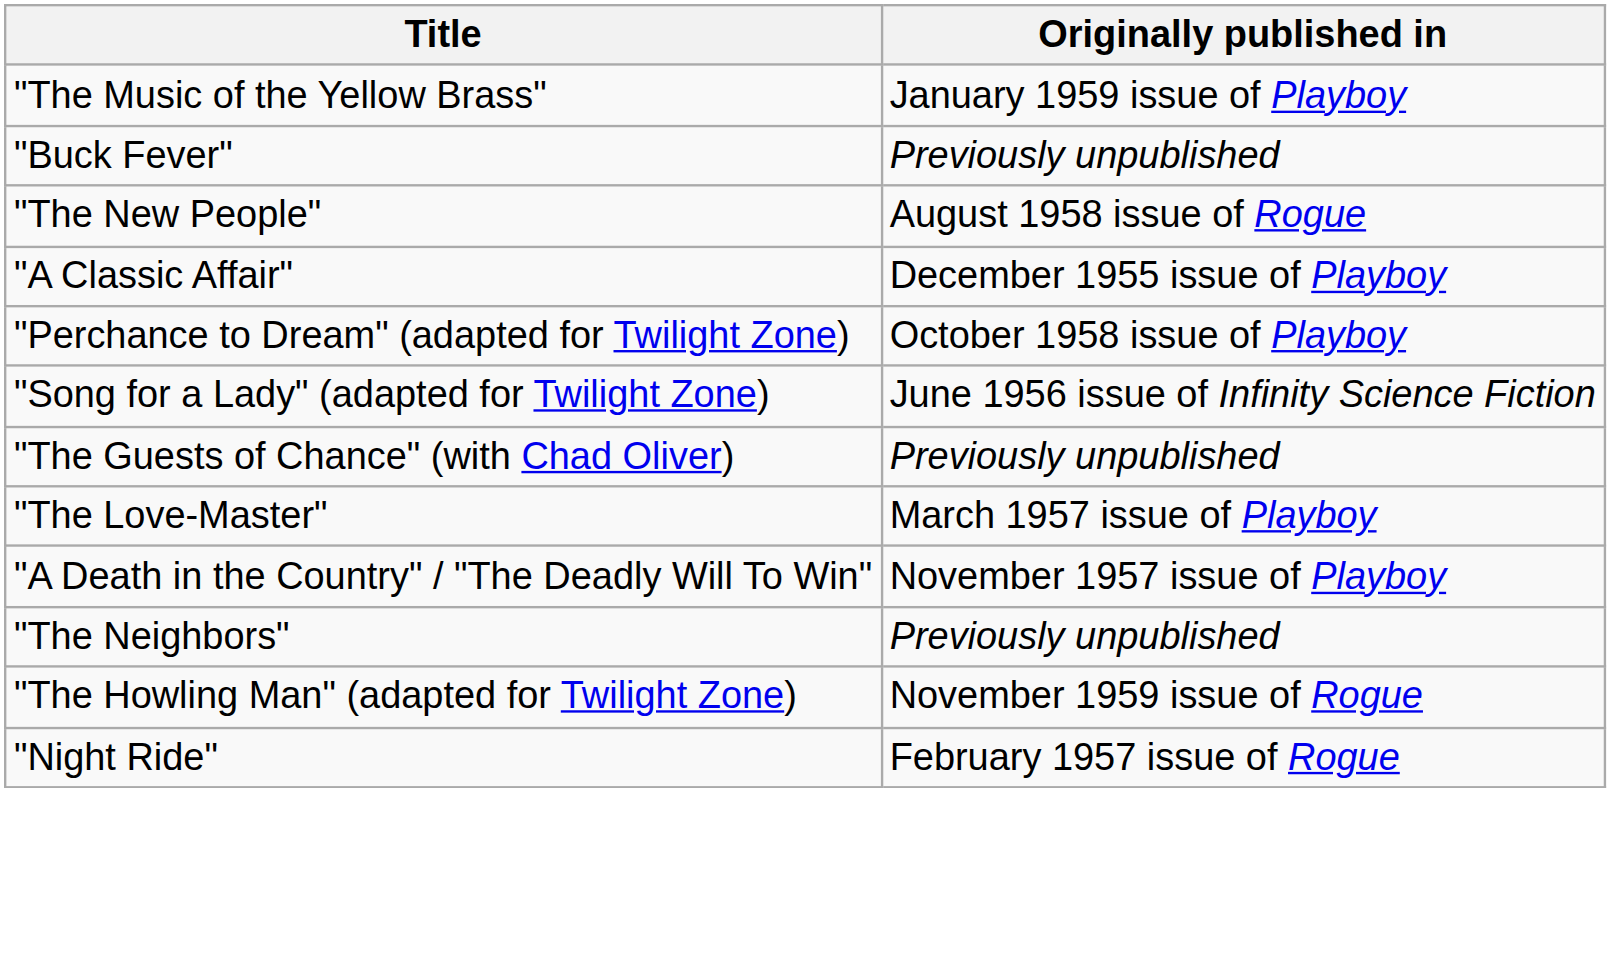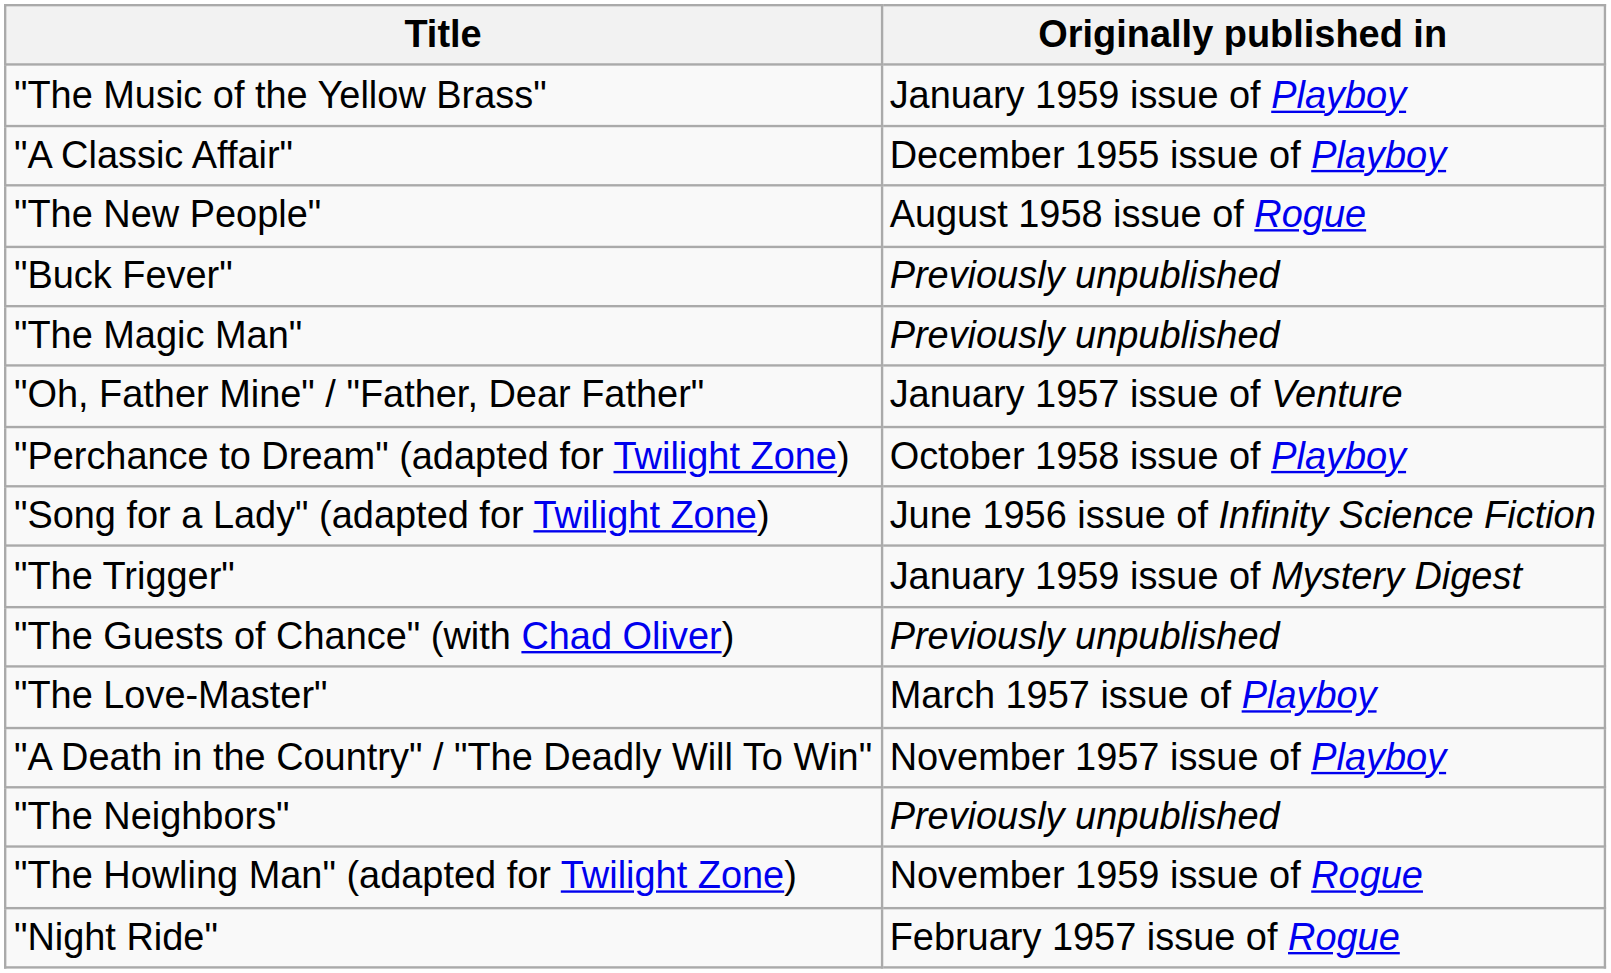rows swapped: (153, 275) <-> (123, 154)
+ row: (158, 335)
+ row: (359, 395)
+ row: (124, 575)
